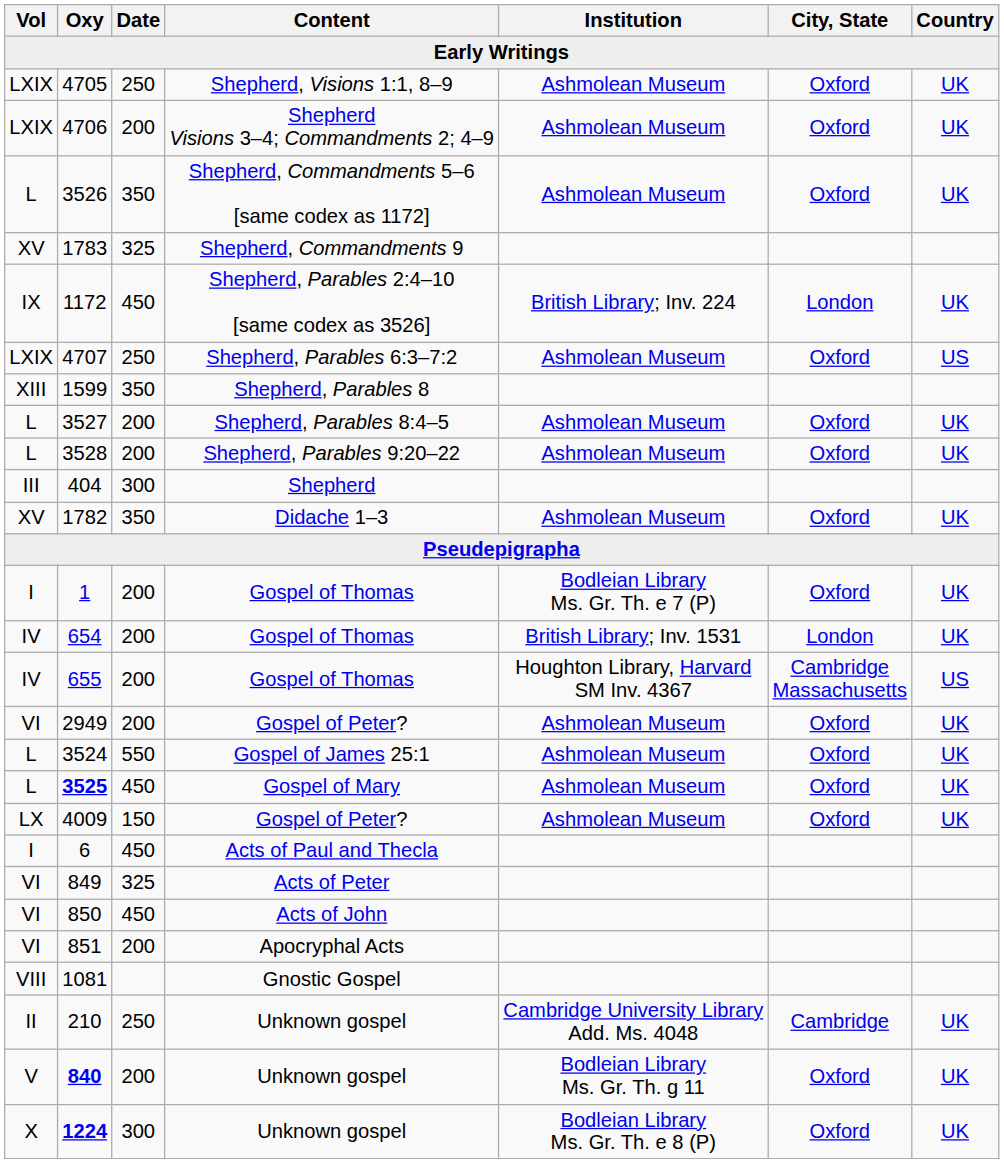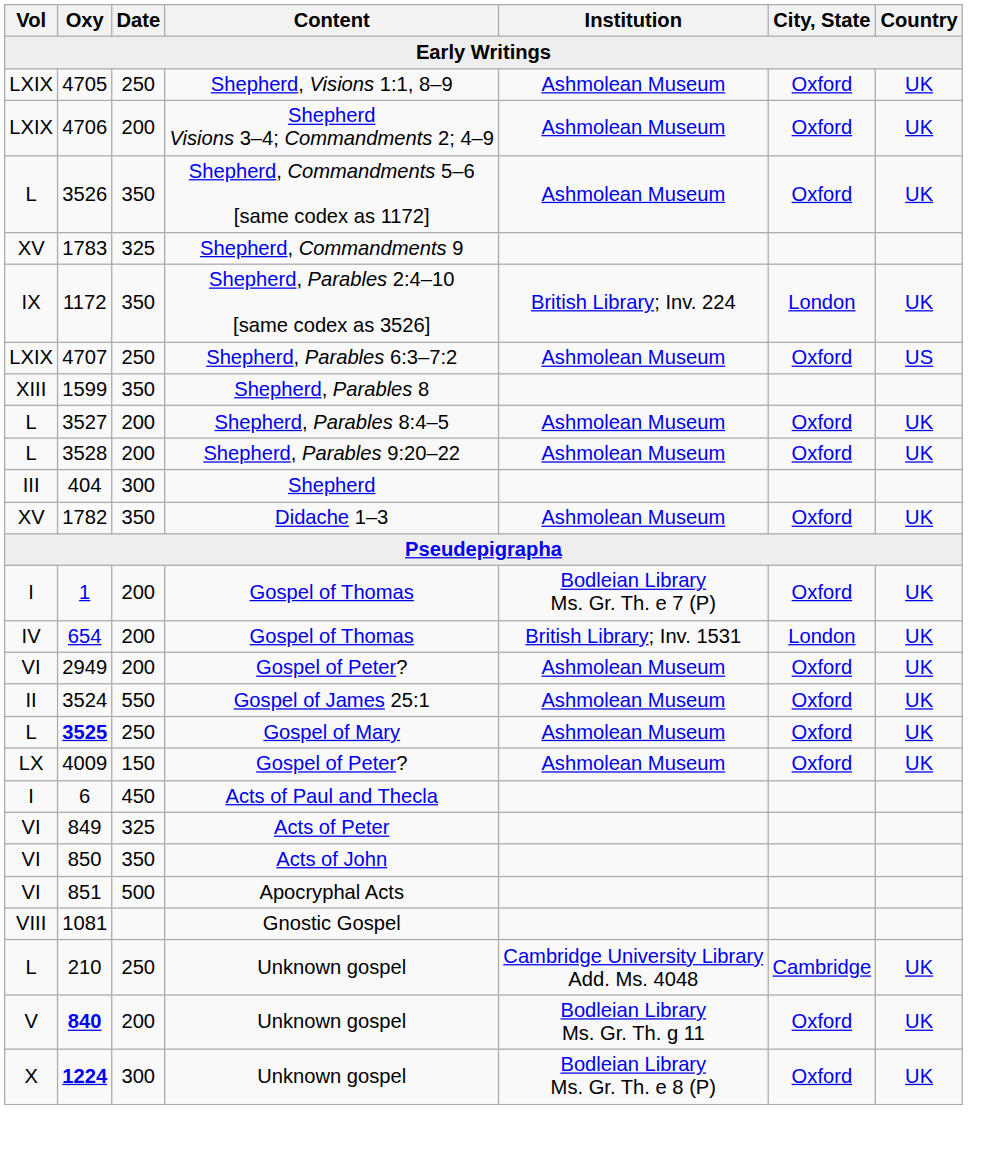(138, 303) 450 -> (138, 303) 350
- row: (85, 679)
(31, 754) L -> (31, 700) II
(138, 786) 450 -> (138, 732) 250
(138, 914) 450 -> (138, 859) 350
(138, 946) 200 -> (138, 891) 500
(31, 1021) II -> (31, 967) L
